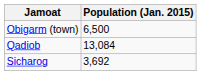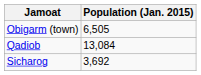(96, 29) 6,500 -> (96, 29) 6,505
